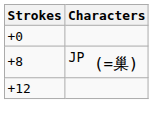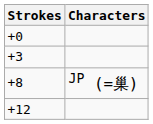+ row: (15, 57)
